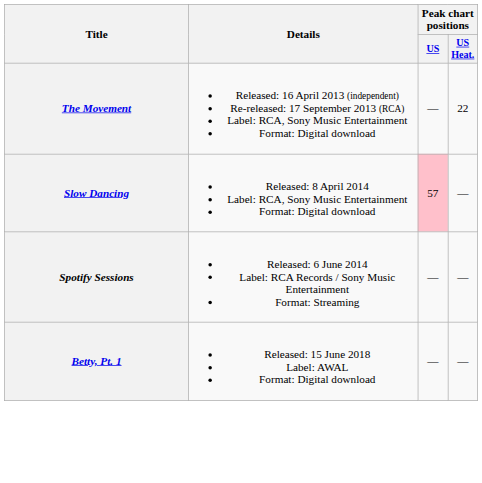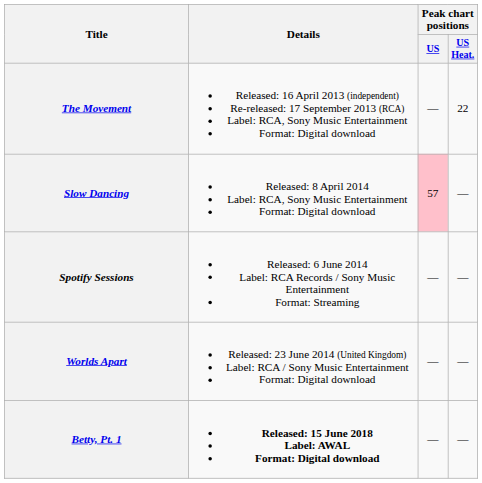+ row: (97, 361)
(303, 368) normal -> (303, 446) bold
